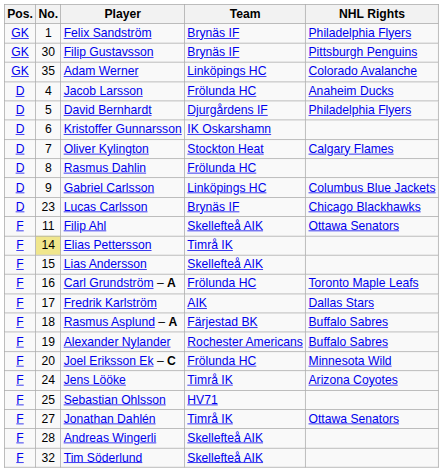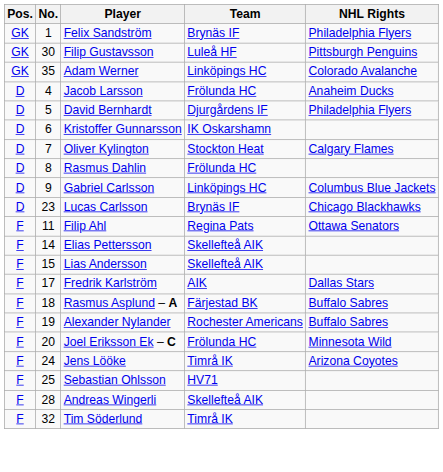(213, 52) Brynäs IF -> (212, 52) Luleå HF
(225, 226) Skellefteå AIK -> (220, 226) Regina Pats
(48, 245) khaki background -> (48, 245) no background
(210, 245) Timrå IK -> (225, 245) Skellefteå AIK
- row: (120, 284)
- row: (110, 419)
(225, 457) Skellefteå AIK -> (210, 419) Timrå IK
